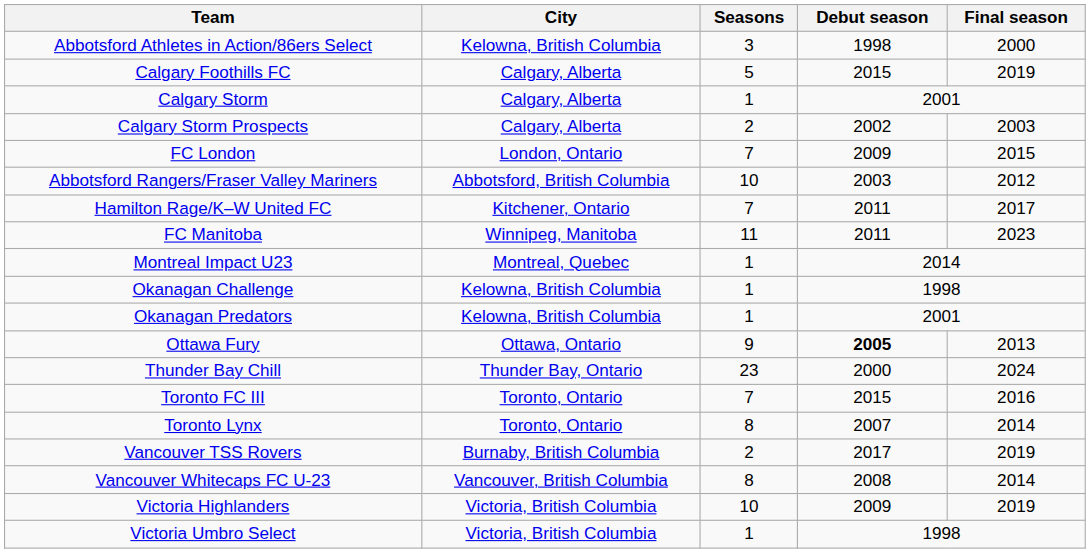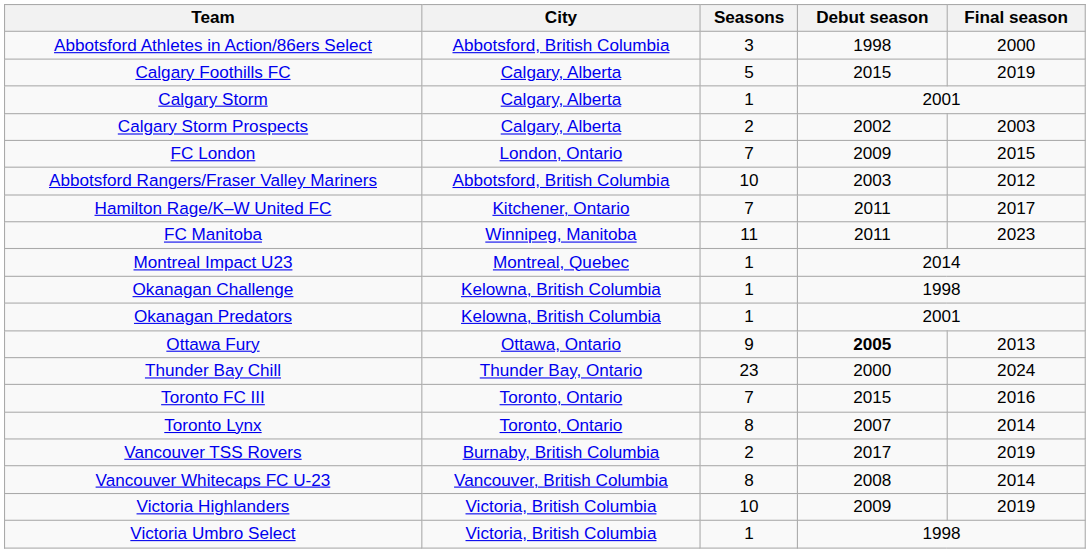(561, 45) Kelowna, British Columbia -> (561, 45) Abbotsford, British Columbia
